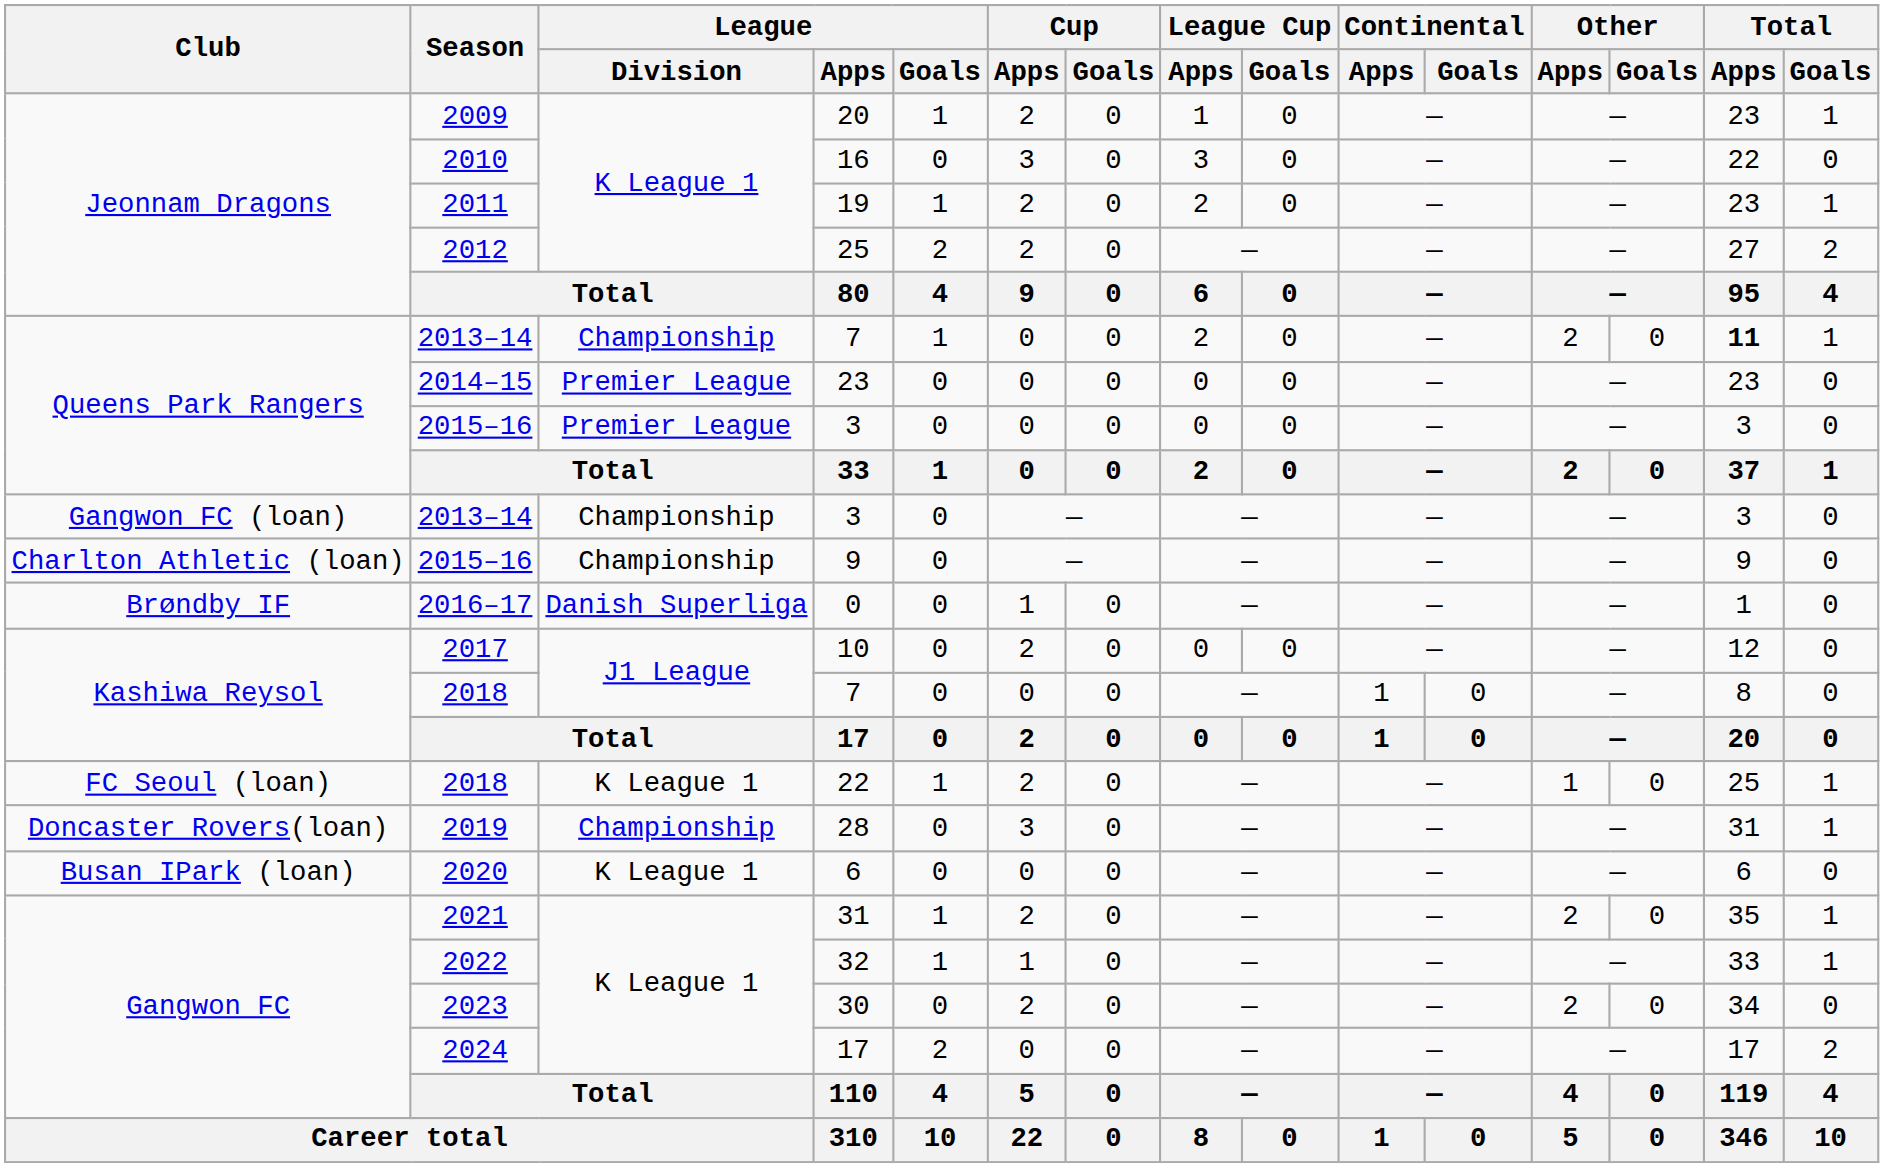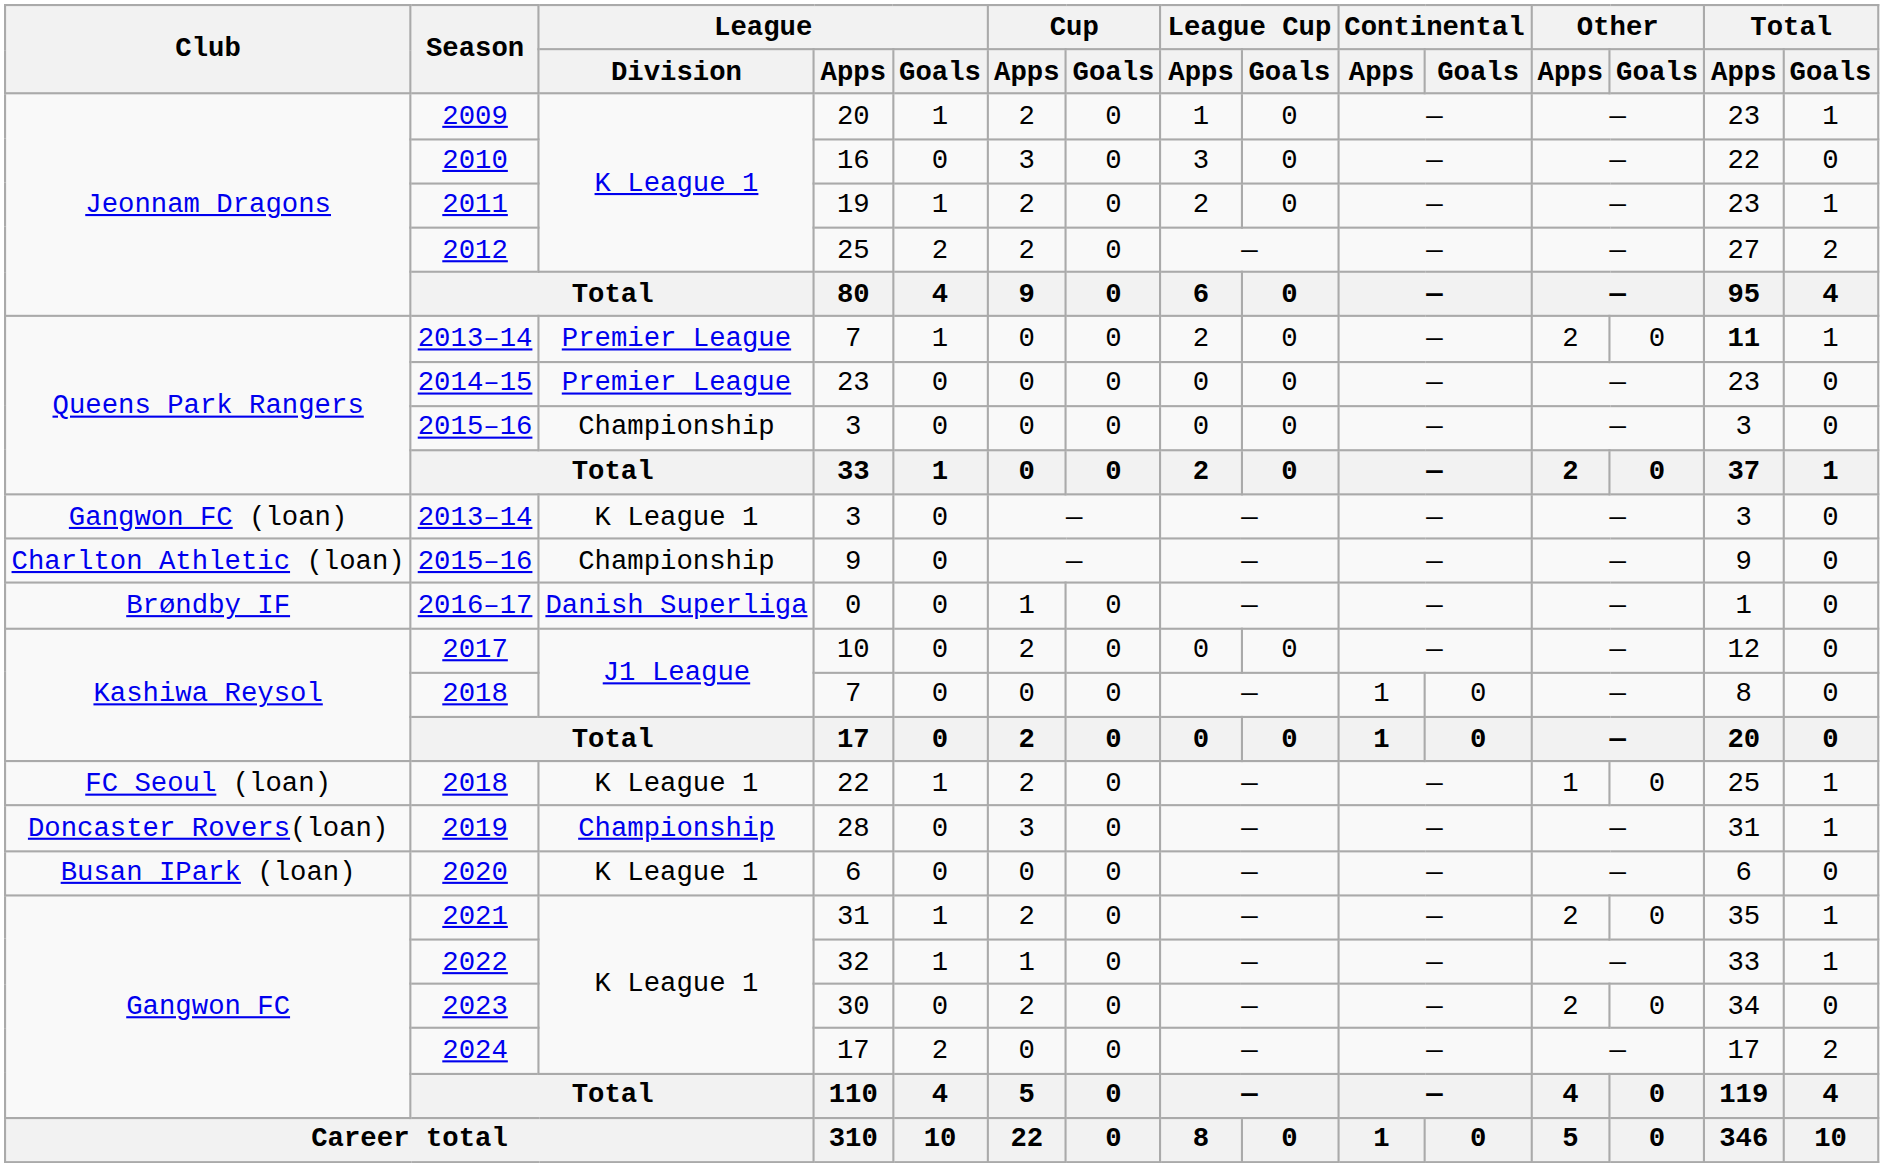(676, 339) Championship -> (676, 339) Premier League
(676, 428) Premier League -> (676, 428) Championship
(676, 517) Championship -> (676, 517) K League 1
